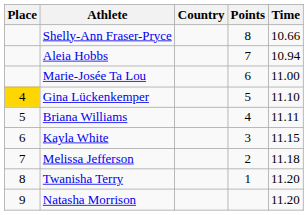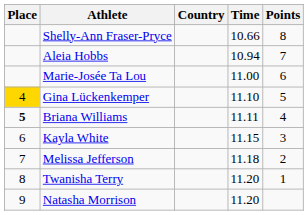columns swapped: (286, 14) <-> (248, 14)
(22, 117) normal -> (22, 117) bold
